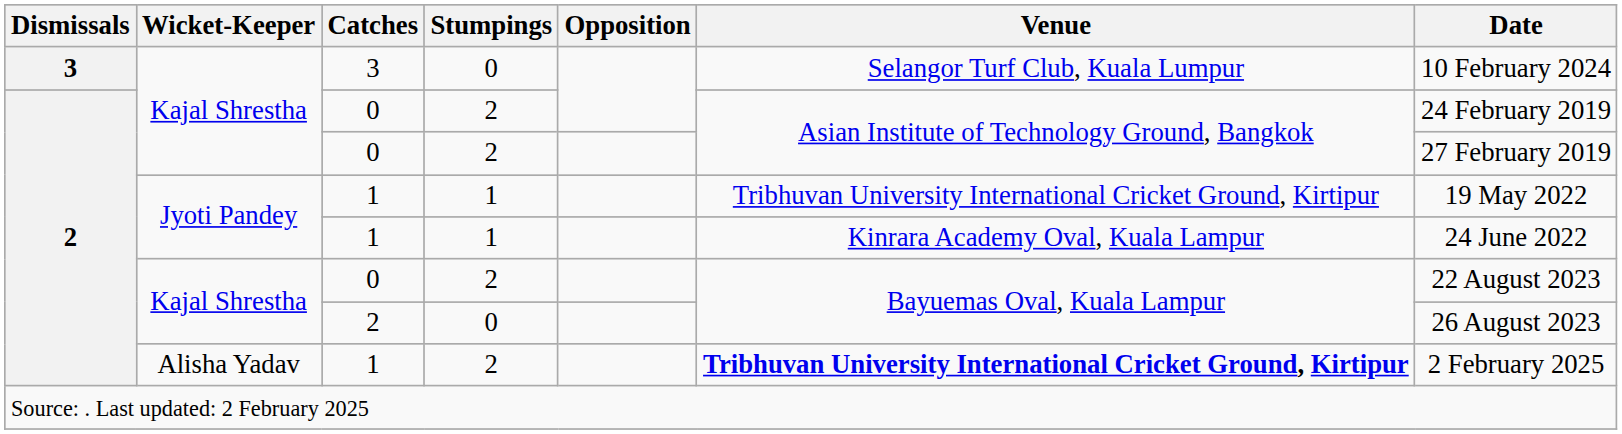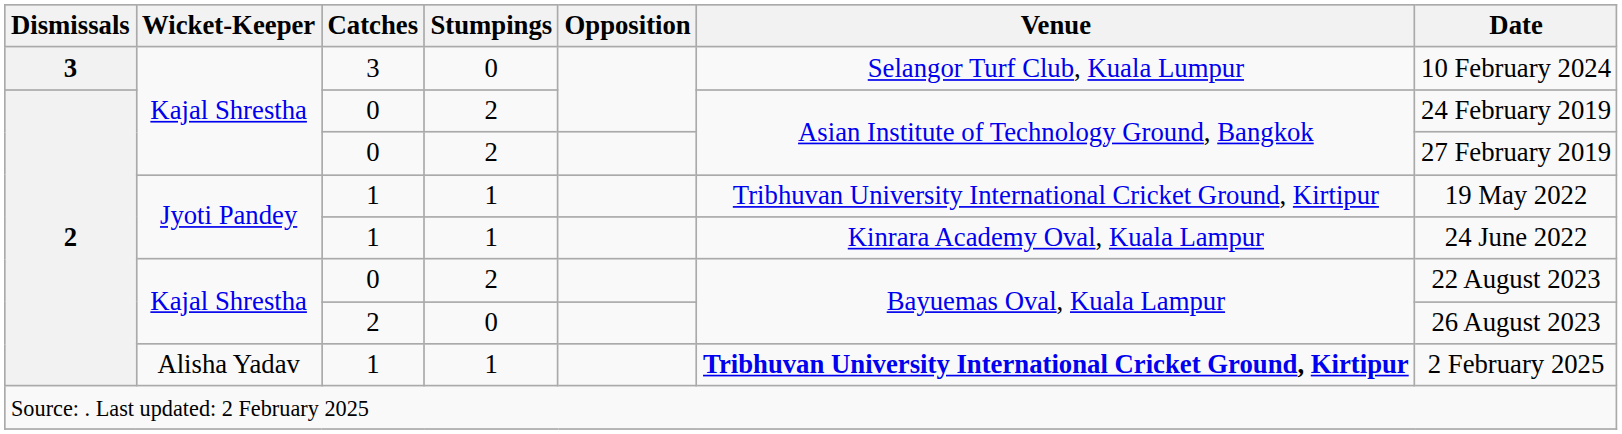(491, 364) 2 -> (491, 364) 1
